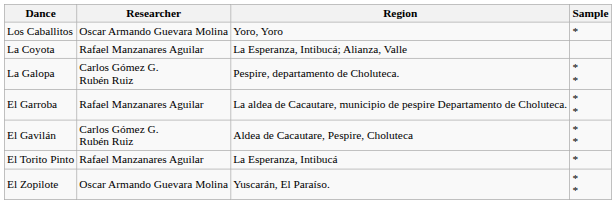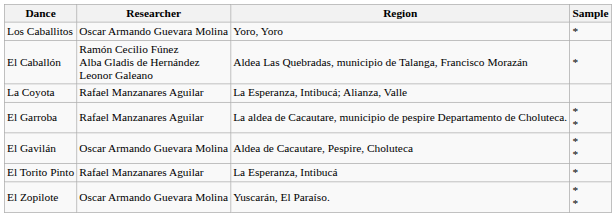+ row: (34, 62)
- row: (31, 73)
(119, 135) Carlos Gómez G. Rubén Ruiz -> (154, 148) Oscar Armando Guevara Molina
